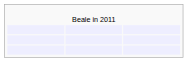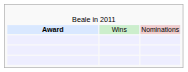+ row: (53, 30)
